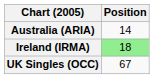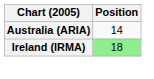- row: (53, 64)
